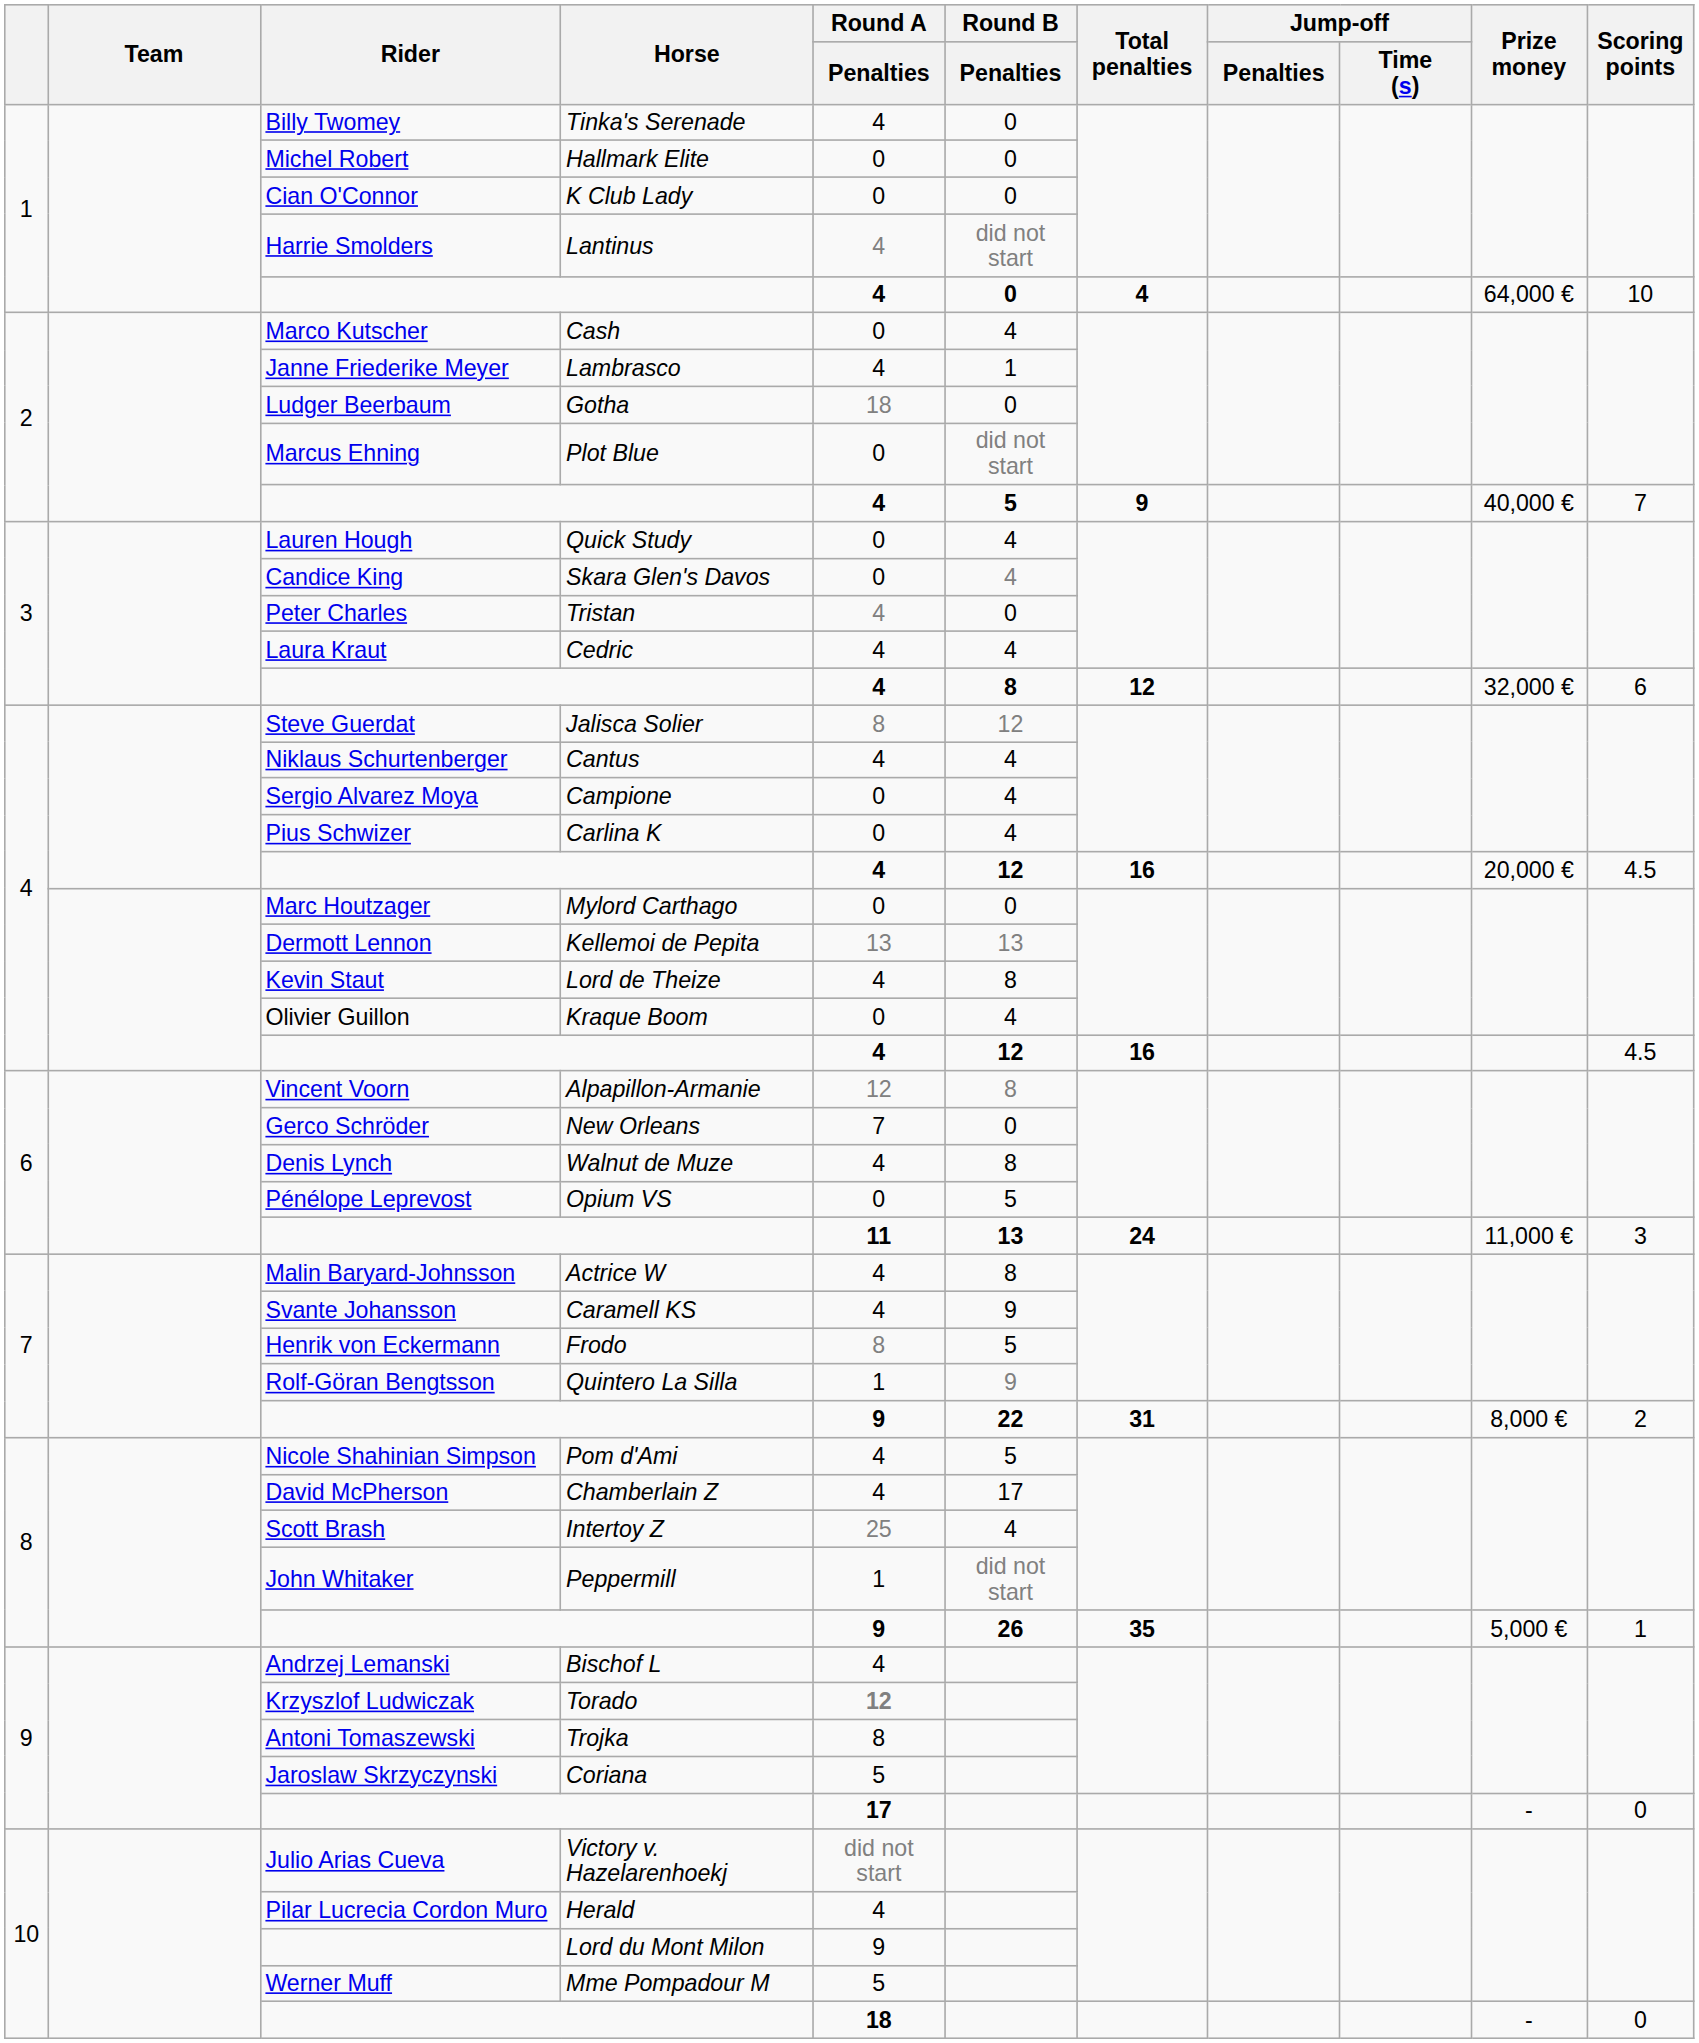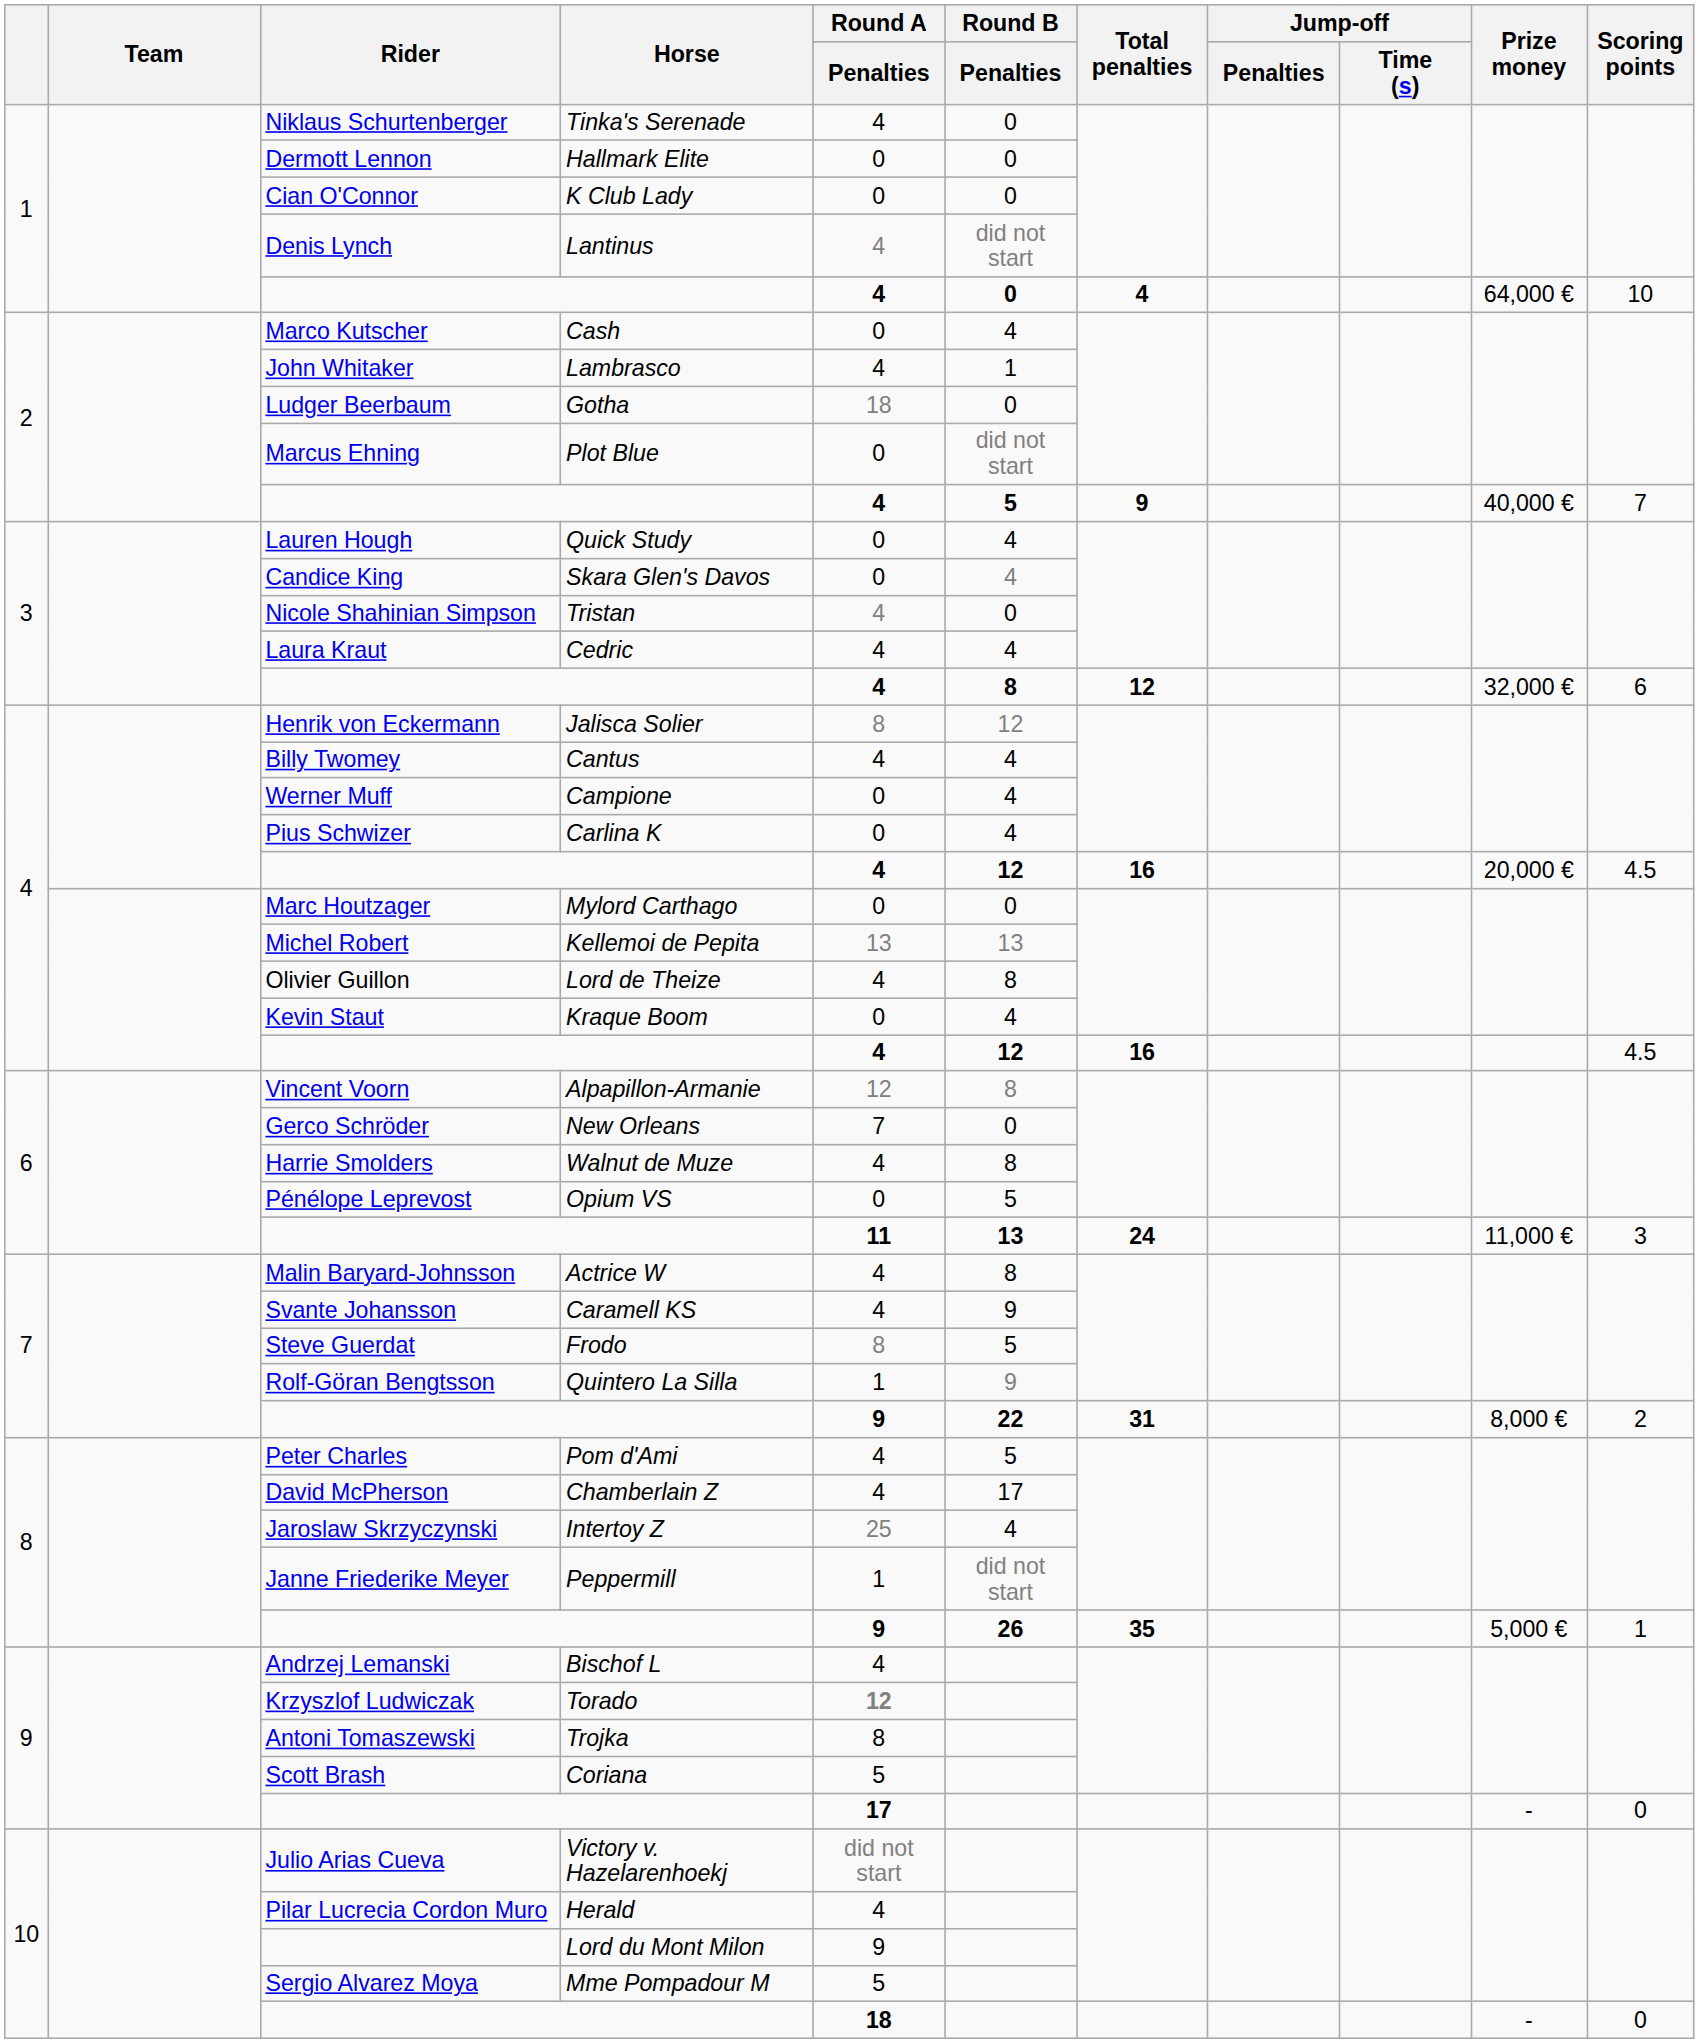(333, 123) Billy Twomey -> (386, 123) Niklaus Schurtenberger
(337, 159) Michel Robert -> (349, 159) Dermott Lennon
(349, 245) Harrie Smolders -> (329, 245) Denis Lynch
(387, 368) Janne Friederike Meyer -> (339, 368) John Whitaker
(336, 614) Peter Charles -> (401, 614) Nicole Shahinian Simpson
(340, 723) Steve Guerdat -> (383, 723) Henrik von Eckermann
(386, 760) Niklaus Schurtenberger -> (333, 760) Billy Twomey
(372, 797) Sergio Alvarez Moya -> (329, 797) Werner Muff
(349, 943) Dermott Lennon -> (337, 943) Michel Robert
(325, 980) Kevin Staut -> (338, 980) Olivier Guillon
(338, 1016) Olivier Guillon -> (325, 1016) Kevin Staut
(329, 1163) Denis Lynch -> (349, 1163) Harrie Smolders
(383, 1346) Henrik von Eckermann -> (340, 1346) Steve Guerdat
(401, 1456) Nicole Shahinian Simpson -> (336, 1456) Peter Charles
(325, 1529) Scott Brash -> (381, 1529) Jaroslaw Skrzyczynski
(339, 1579) John Whitaker -> (387, 1579) Janne Friederike Meyer
(381, 1775) Jaroslaw Skrzyczynski -> (325, 1775) Scott Brash
(329, 1984) Werner Muff -> (372, 1984) Sergio Alvarez Moya
